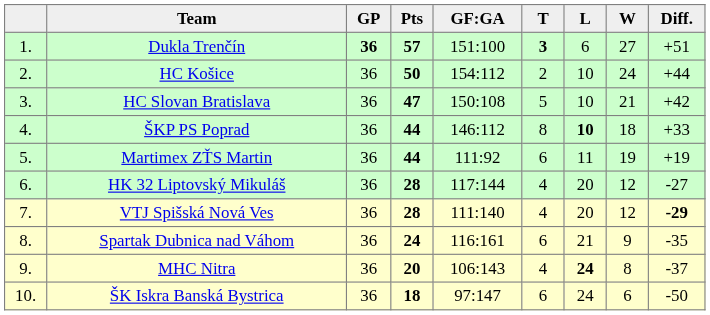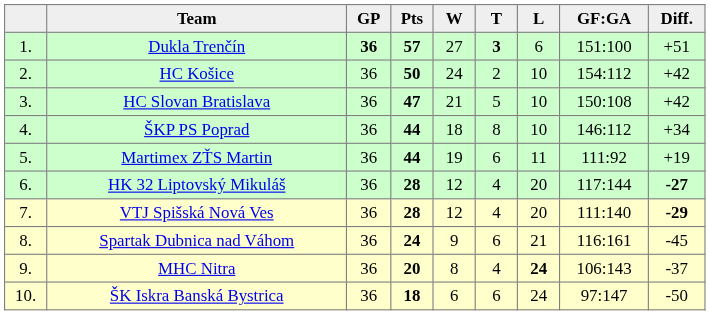columns swapped: (627, 18) <-> (478, 18)
(677, 73) +44 -> (677, 73) +42
(585, 129) bold -> (539, 129) normal
(677, 129) +33 -> (677, 129) +34
(677, 184) normal -> (677, 184) bold
(677, 240) -35 -> (677, 240) -45
